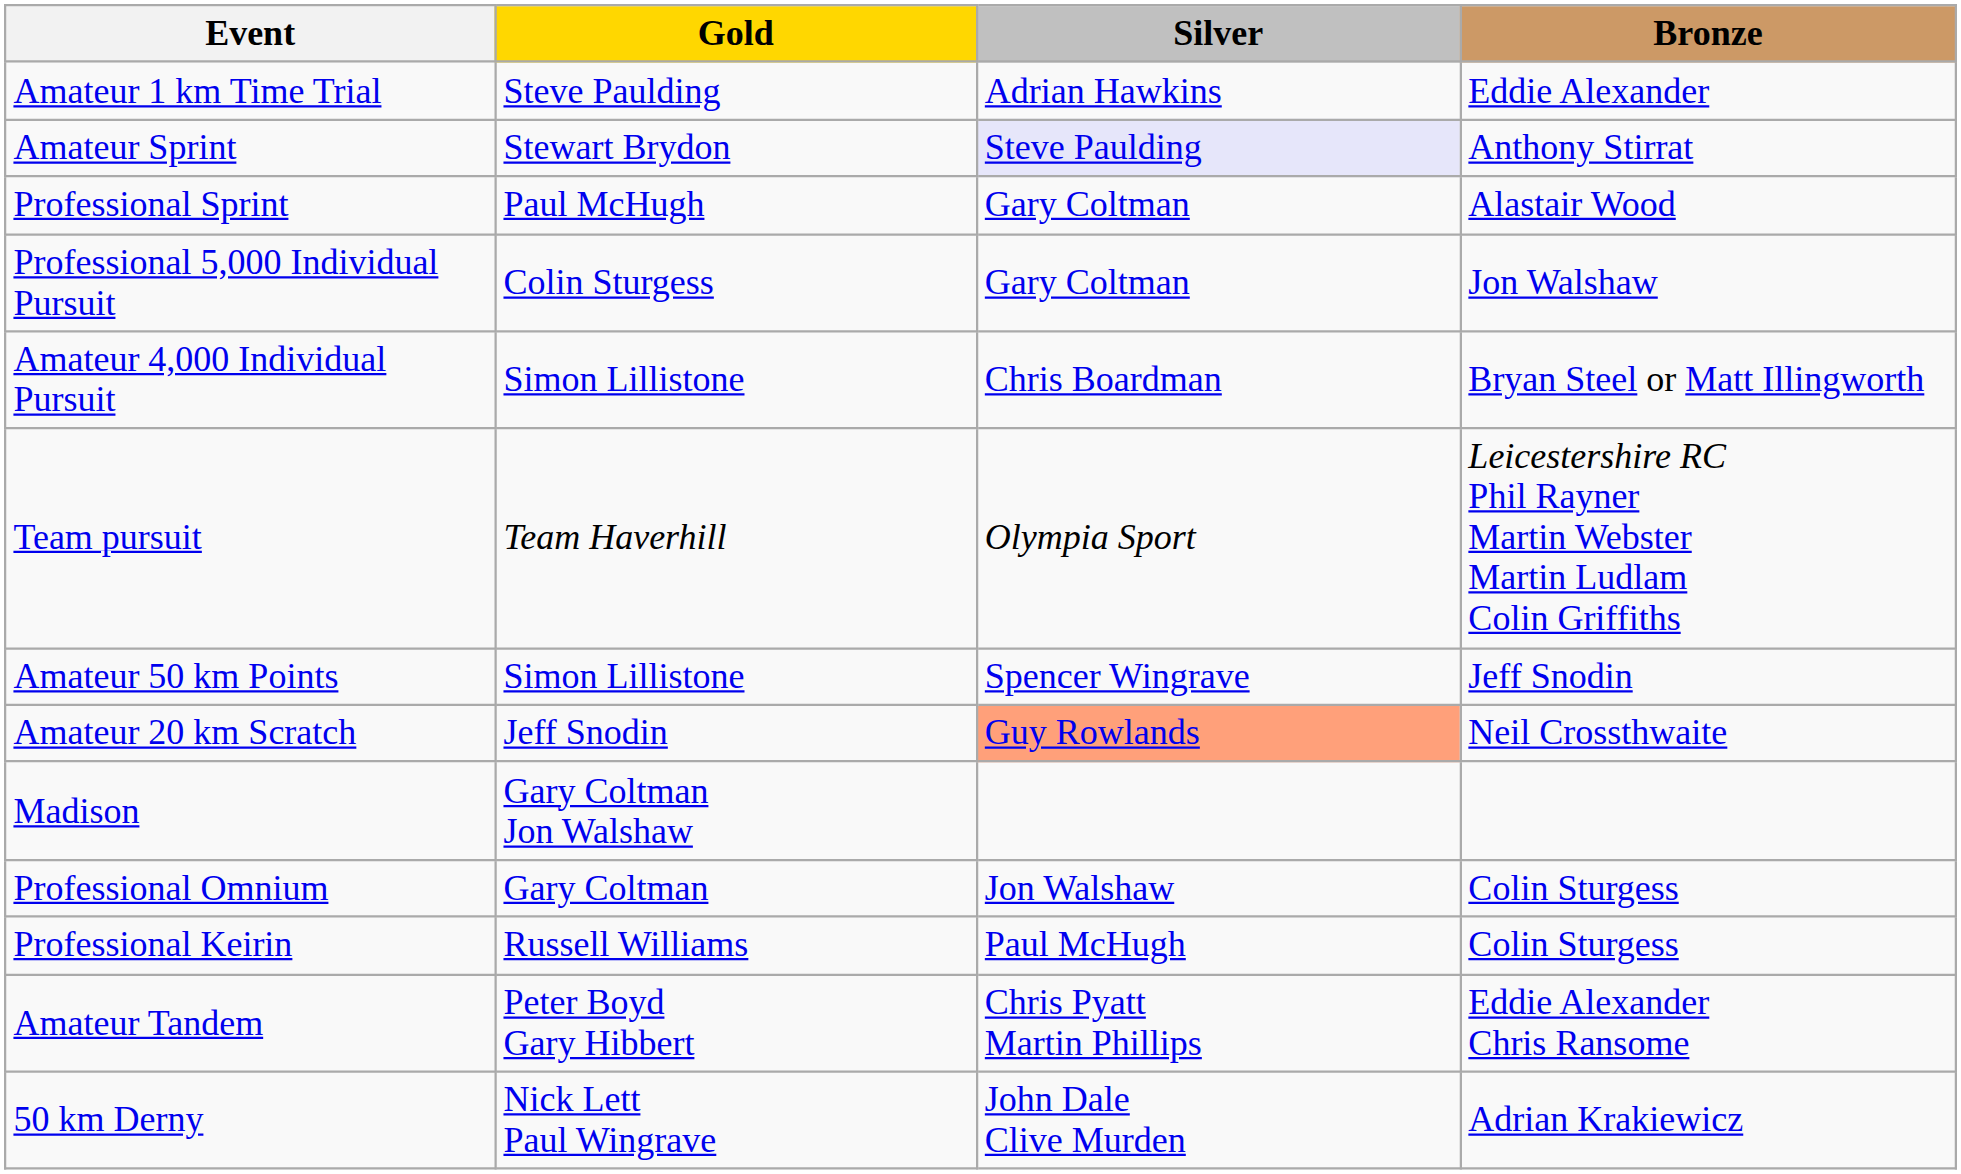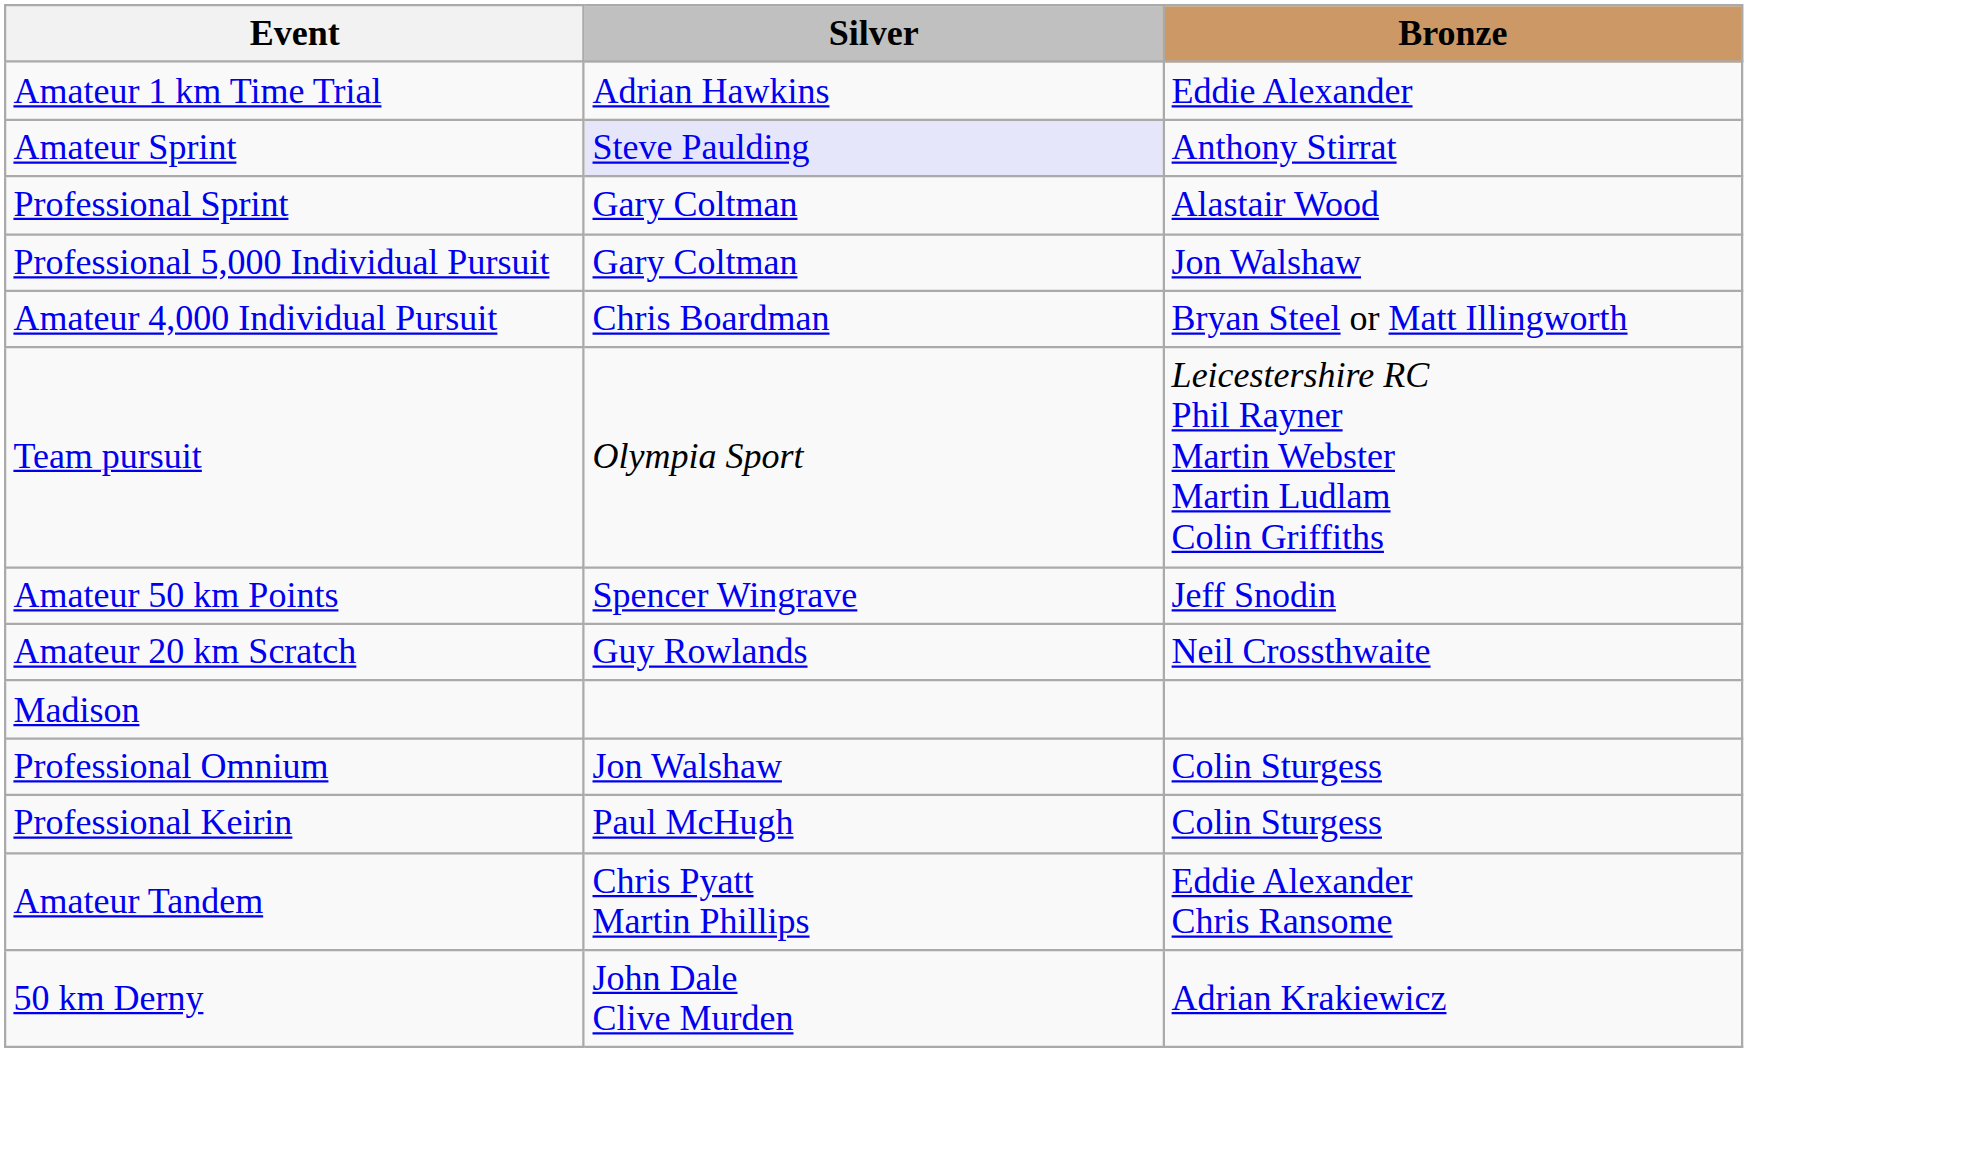- column: (736, 33)
(1092, 732) lightsalmon background -> (700, 651) no background
